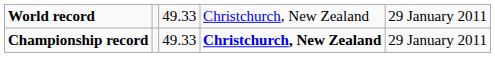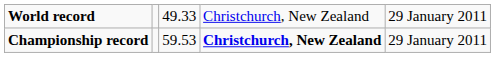(179, 40) 49.33 -> (179, 40) 59.53
